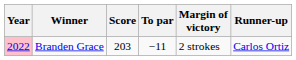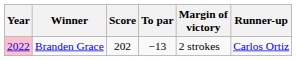(123, 46) 203 -> (123, 46) 202
(157, 46) −11 -> (157, 46) −13
